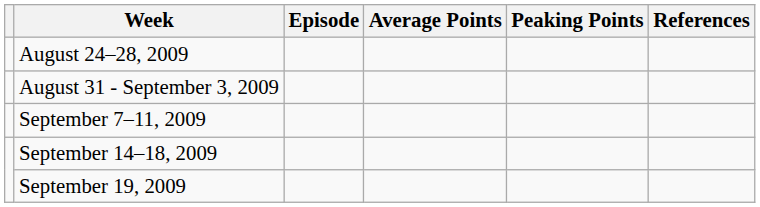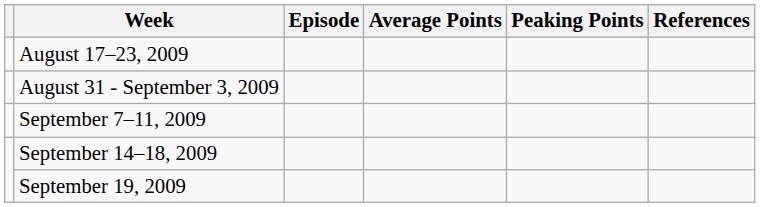+ row: (104, 53)
- row: (104, 53)
